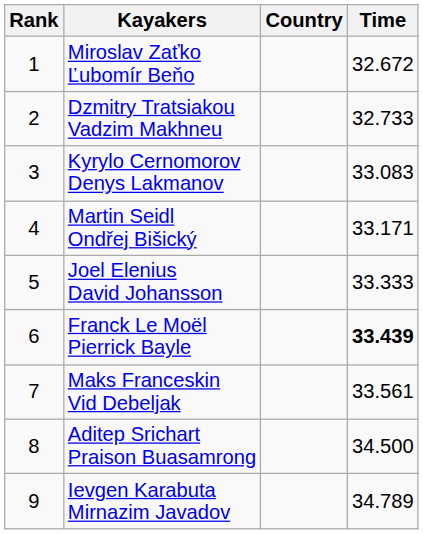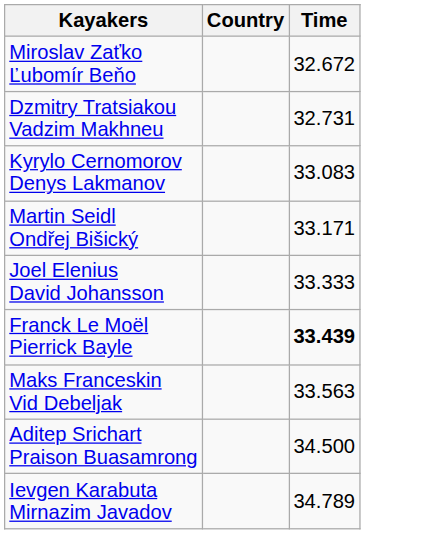- column: (34, 20)
(383, 118) 32.733 -> (324, 118) 32.731
(383, 391) 33.561 -> (324, 391) 33.563
